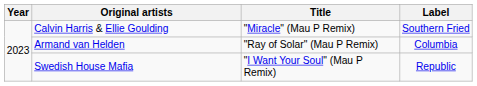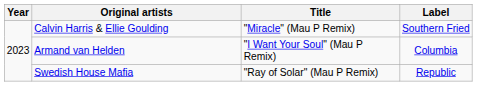(311, 45) "Ray of Solar" (Mau P Remix) -> (303, 50) "I Want Your Soul" (Mau P Remix)
(303, 67) "I Want Your Soul" (Mau P Remix) -> (311, 72) "Ray of Solar" (Mau P Remix)
